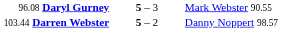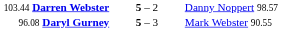rows swapped: (64, 7) <-> (56, 22)
